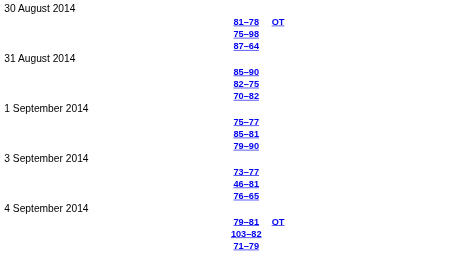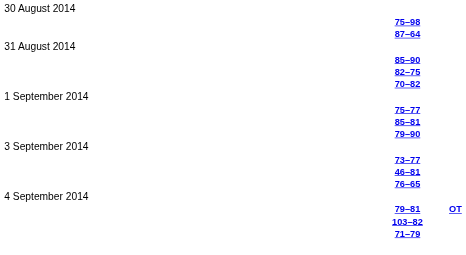- row: (104, 22)
